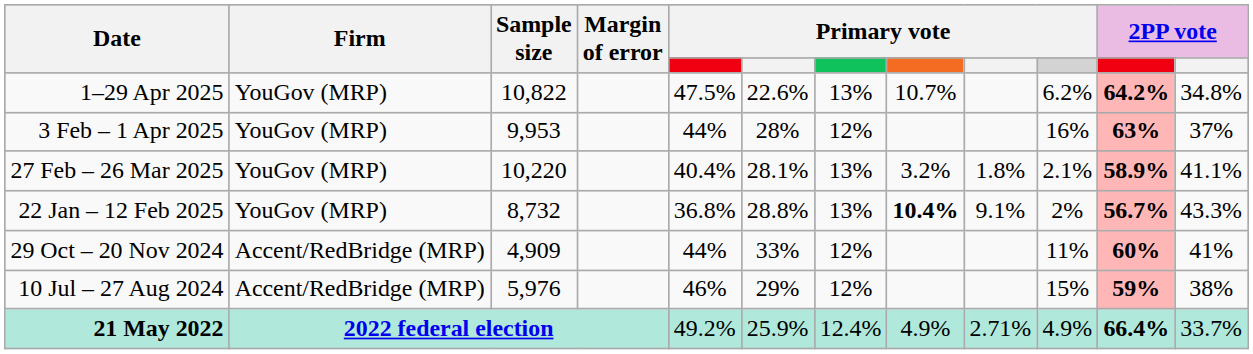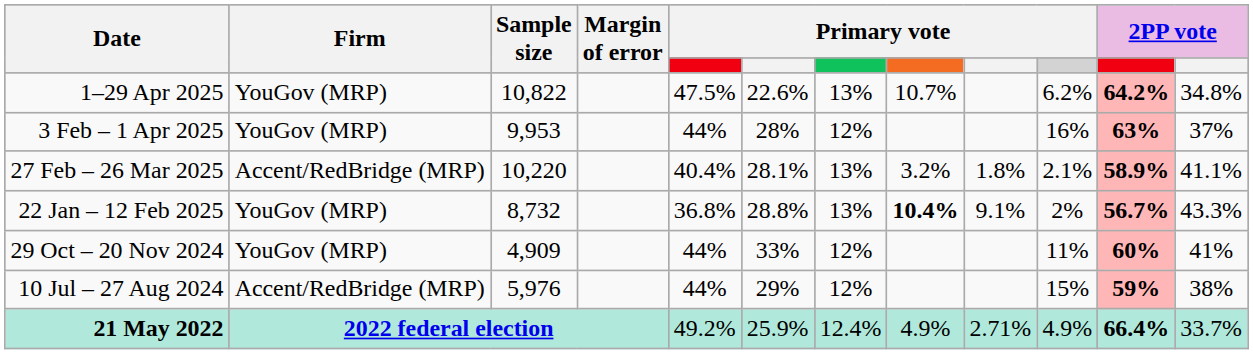(311, 171) YouGov (MRP) -> (360, 171) Accent/RedBridge (MRP)
(360, 249) Accent/RedBridge (MRP) -> (311, 249) YouGov (MRP)
(705, 289) 46% -> (705, 289) 44%
